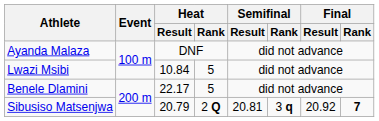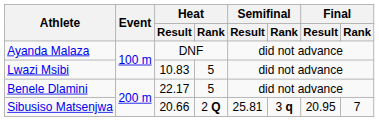(174, 70) 10.84 -> (174, 70) 10.83
(174, 108) 20.79 -> (174, 108) 20.66
(248, 108) 20.81 -> (248, 108) 25.81
(321, 108) 20.92 -> (321, 108) 20.95
(357, 108) bold -> (357, 108) normal
